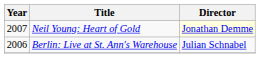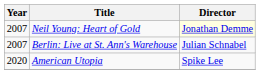(17, 45) 2006 -> (17, 45) 2007
+ row: (67, 61)
